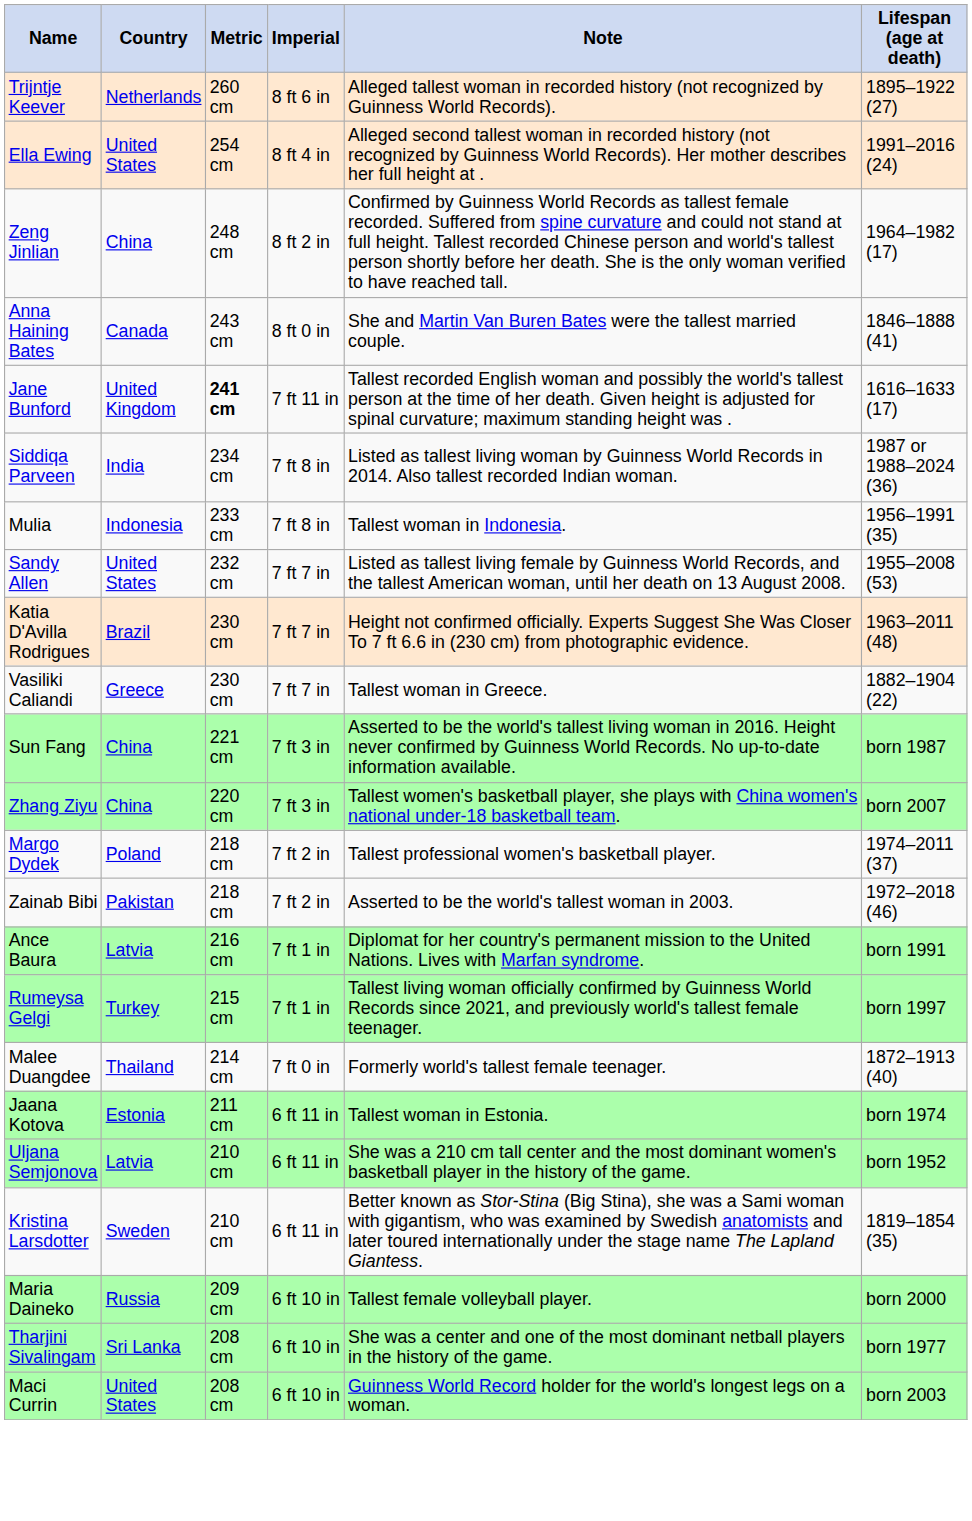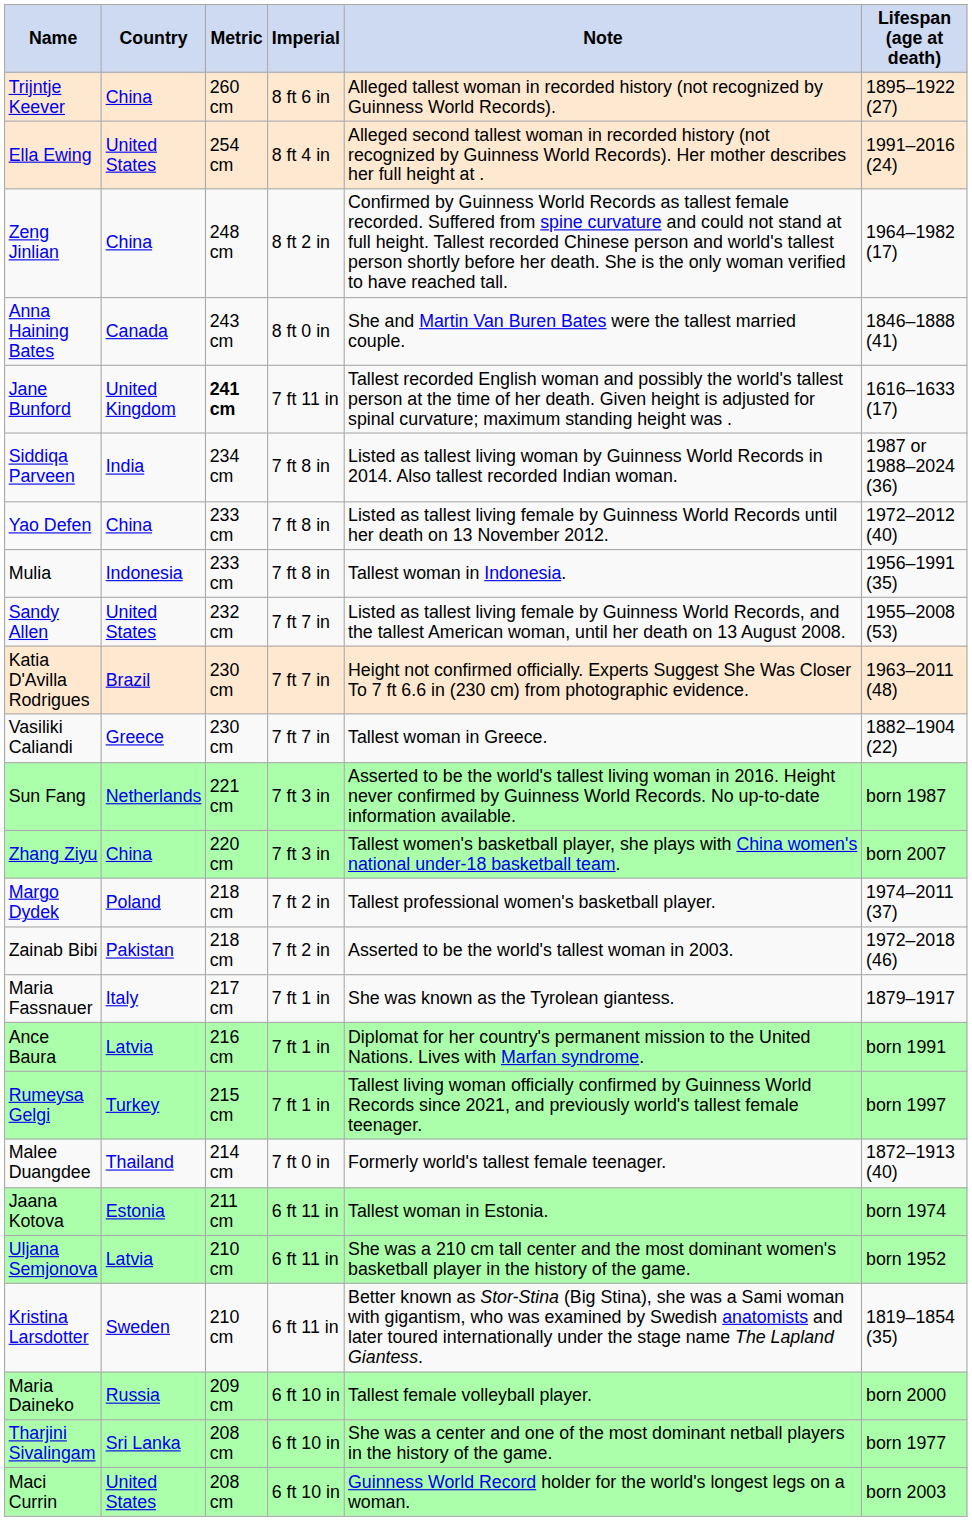(154, 96) Netherlands -> (129, 96) China
+ row: (50, 525)
(129, 747) China -> (154, 796) Netherlands
+ row: (51, 998)
